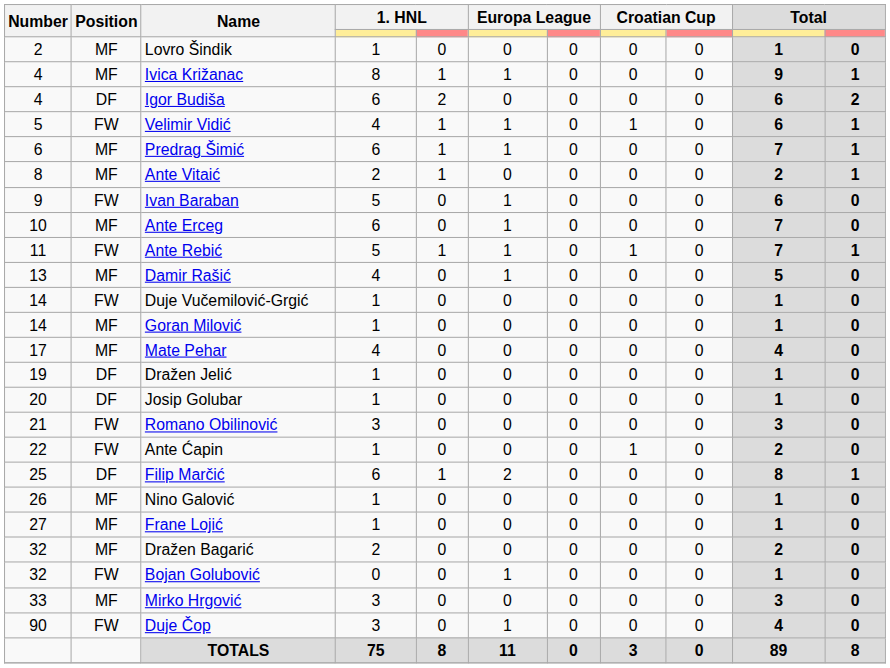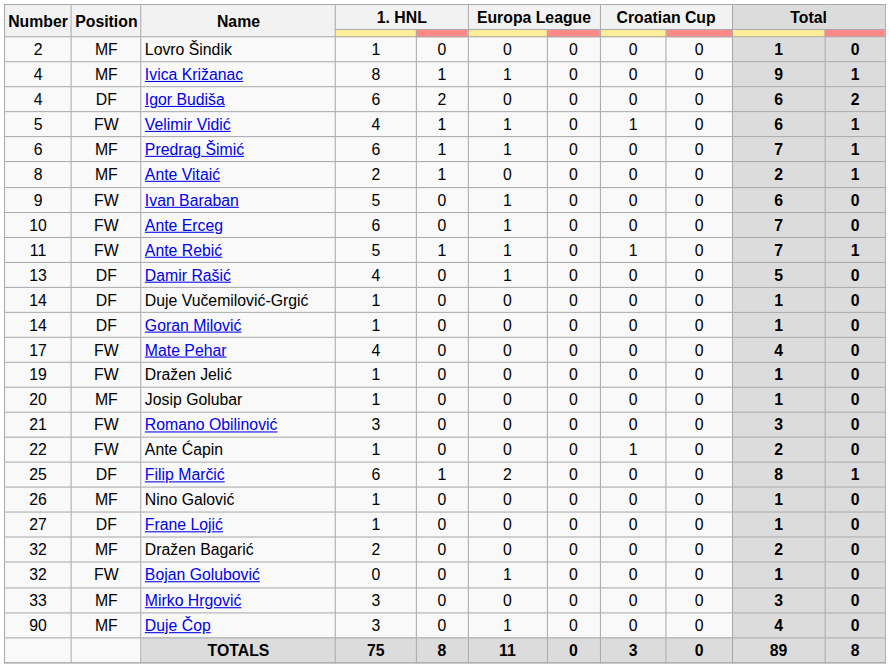(106, 225) MF -> (106, 225) FW
(106, 275) MF -> (106, 275) DF
(106, 300) FW -> (106, 300) DF
(106, 325) MF -> (106, 325) DF
(106, 350) MF -> (106, 350) FW
(106, 375) DF -> (106, 375) FW
(106, 400) DF -> (106, 400) MF
(106, 525) MF -> (106, 525) DF
(106, 625) FW -> (106, 625) MF
